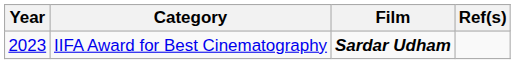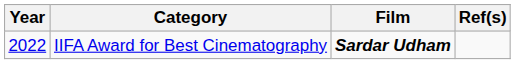(27, 44) 2023 -> (27, 44) 2022
